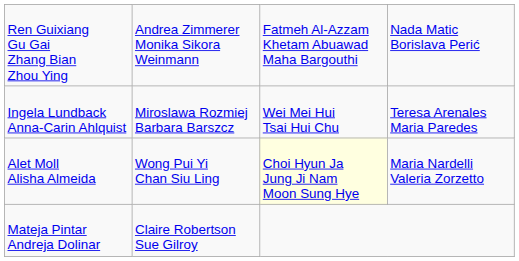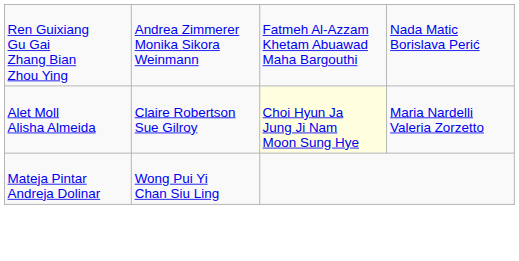- row: (67, 119)
(177, 171) Wong Pui Yi Chan Siu Ling -> (185, 119) Claire Robertson Sue Gilroy
(185, 237) Claire Robertson Sue Gilroy -> (177, 186) Wong Pui Yi Chan Siu Ling
